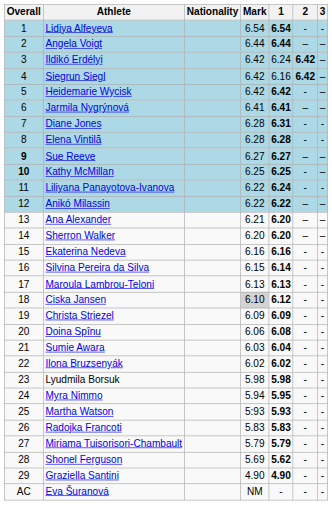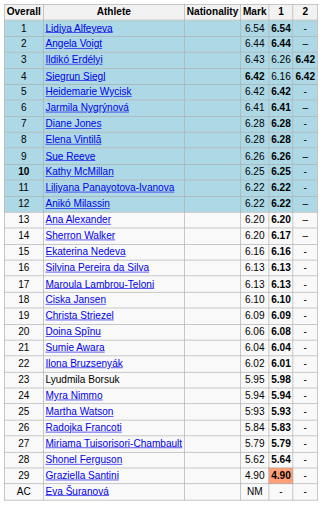- column: (322, 12)
(255, 60) 6.42 -> (255, 60) 6.43
(281, 60) 6.24 -> (281, 60) 6.26
(255, 76) normal -> (255, 76) bold
(281, 124) 6.31 -> (281, 124) 6.28
(24, 156) bold -> (24, 156) normal
(255, 156) 6.27 -> (255, 156) 6.26
(281, 156) 6.27 -> (281, 156) 6.26
(281, 188) 6.24 -> (281, 188) 6.22
(255, 220) 6.21 -> (255, 220) 6.20
(281, 236) 6.20 -> (281, 236) 6.17
(255, 268) 6.15 -> (255, 268) 6.13
(281, 268) 6.14 -> (281, 268) 6.13
(255, 300) lightgrey background -> (255, 300) no background
(281, 300) 6.12 -> (281, 300) 6.10
(255, 348) 6.03 -> (255, 348) 6.04
(281, 364) 6.02 -> (281, 364) 6.01
(255, 380) 5.98 -> (255, 380) 5.95
(281, 396) 5.95 -> (281, 396) 5.94
(255, 428) 5.83 -> (255, 428) 5.84
(255, 460) 5.69 -> (255, 460) 5.62
(281, 460) 5.62 -> (281, 460) 5.64
(281, 476) no background -> (281, 476) lightsalmon background
